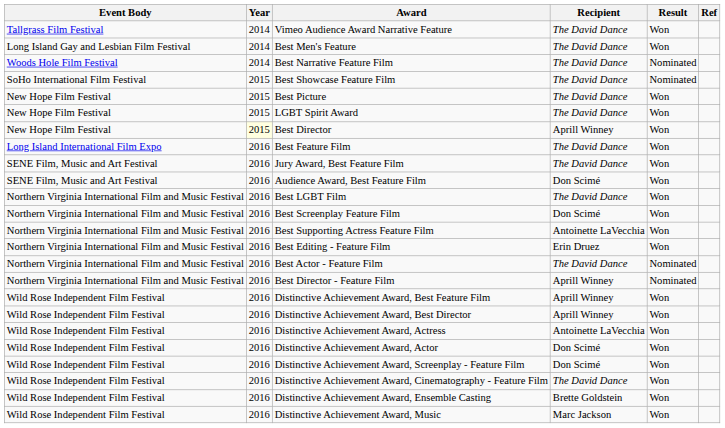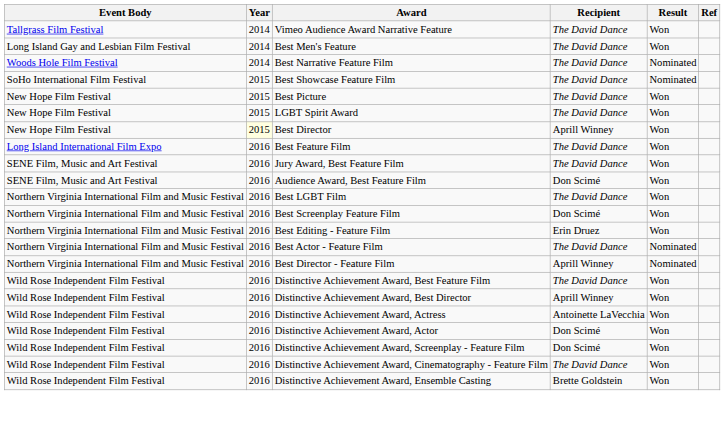- row: (354, 230)
(583, 297) Aprill Winney -> (590, 280) The David Dance
- row: (358, 414)
